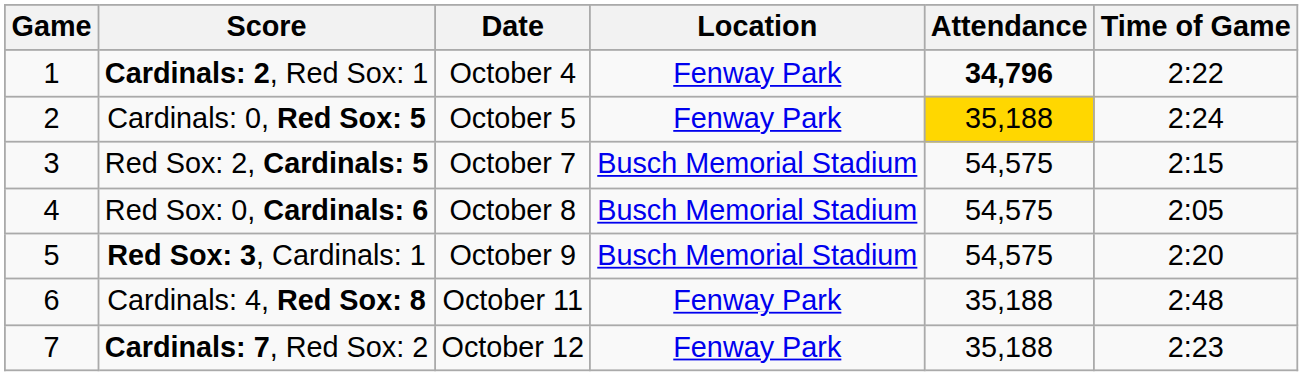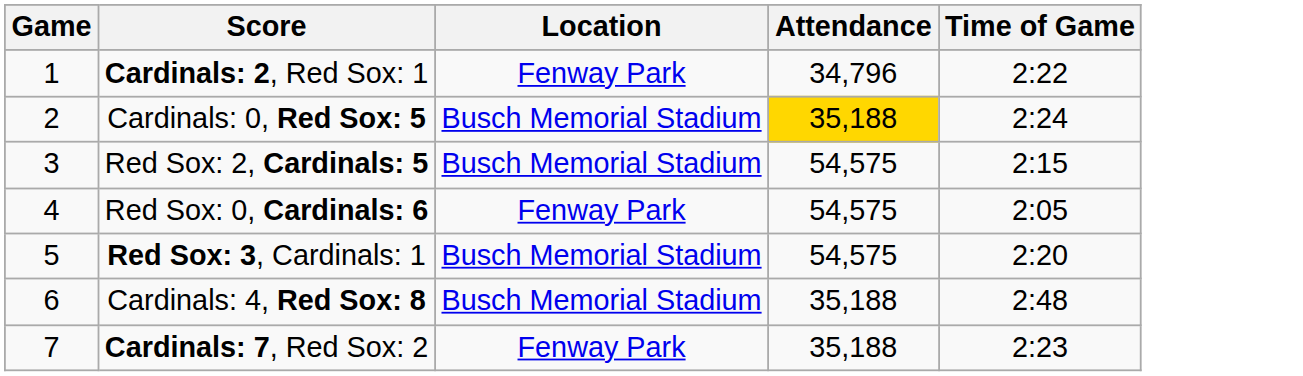- column: (513, 27)
(1009, 73) bold -> (853, 73) normal
(757, 118) Fenway Park -> (602, 118) Busch Memorial Stadium
(757, 210) Busch Memorial Stadium -> (602, 210) Fenway Park
(757, 301) Fenway Park -> (602, 301) Busch Memorial Stadium
